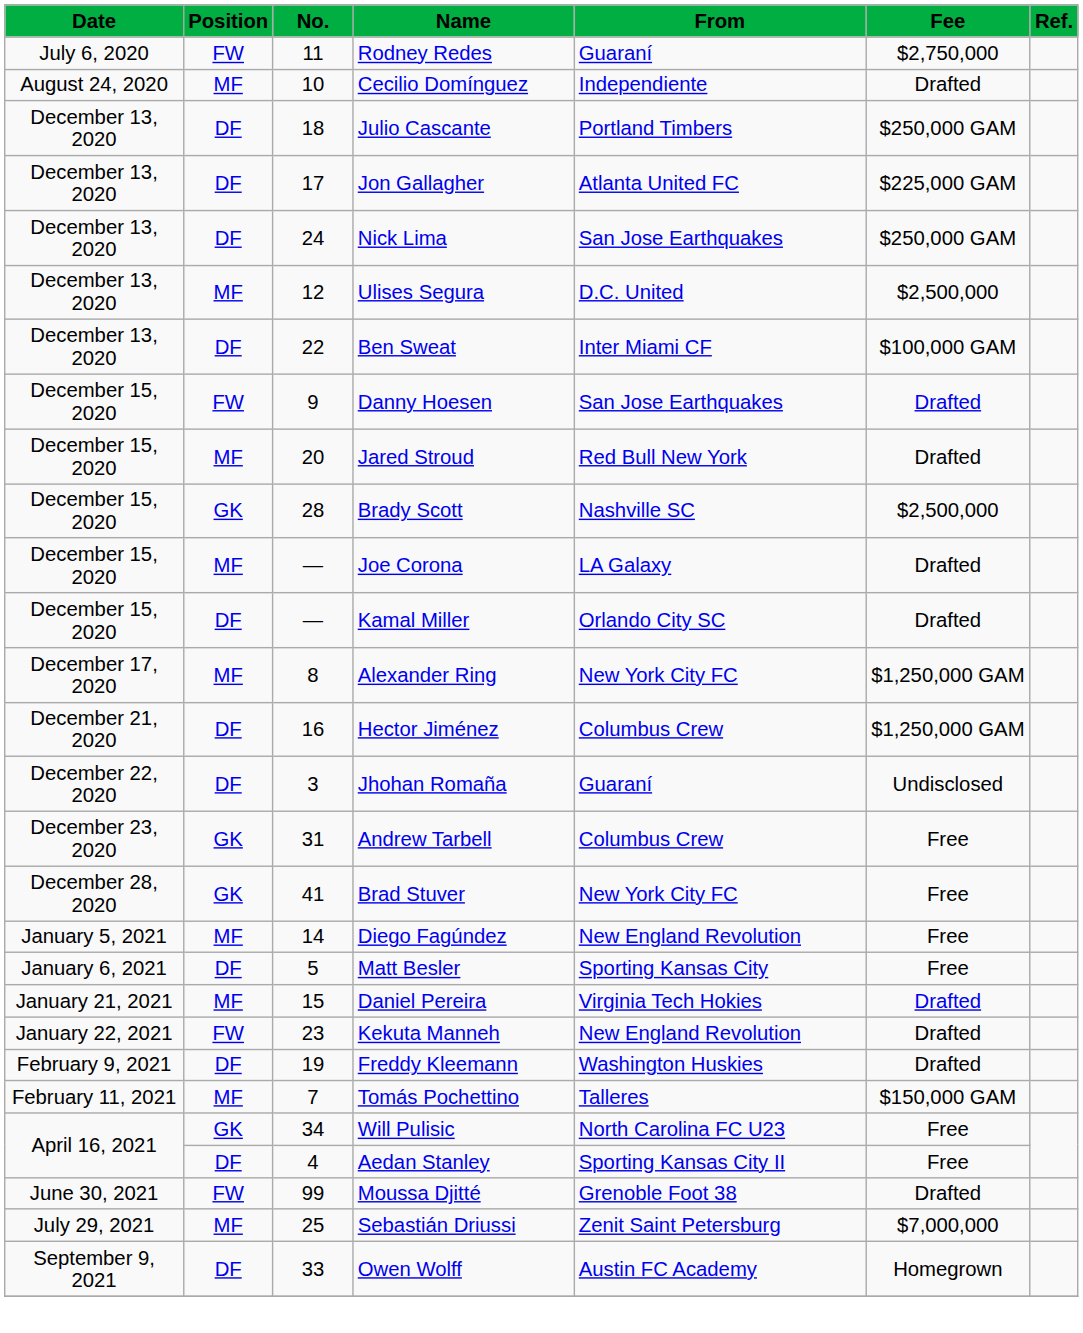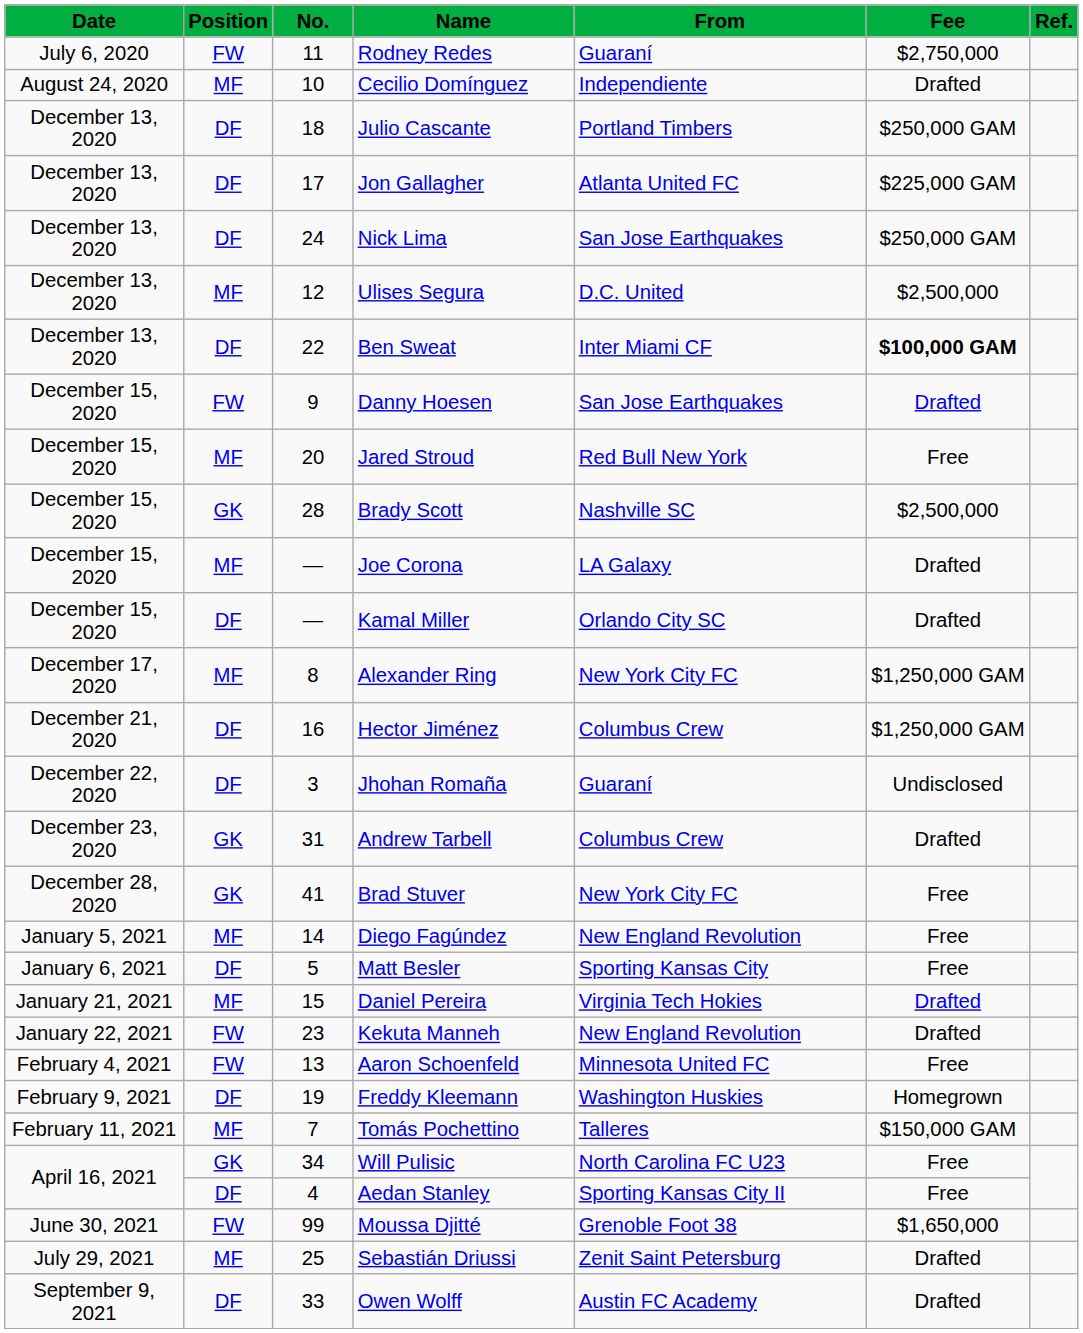(948, 347) normal -> (948, 347) bold
(948, 456) Drafted -> (948, 456) Free
(948, 839) Free -> (948, 839) Drafted
+ row: (438, 1065)
(948, 1065) Drafted -> (948, 1097) Homegrown
(948, 1194) Drafted -> (948, 1226) $1,650,000
(948, 1226) $7,000,000 -> (948, 1258) Drafted
(948, 1269) Homegrown -> (948, 1301) Drafted
